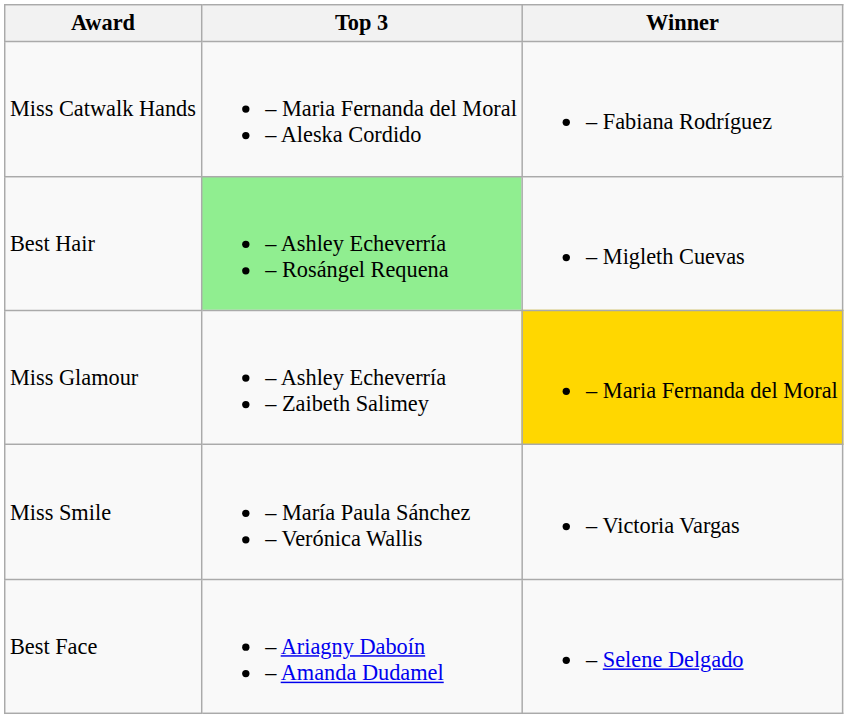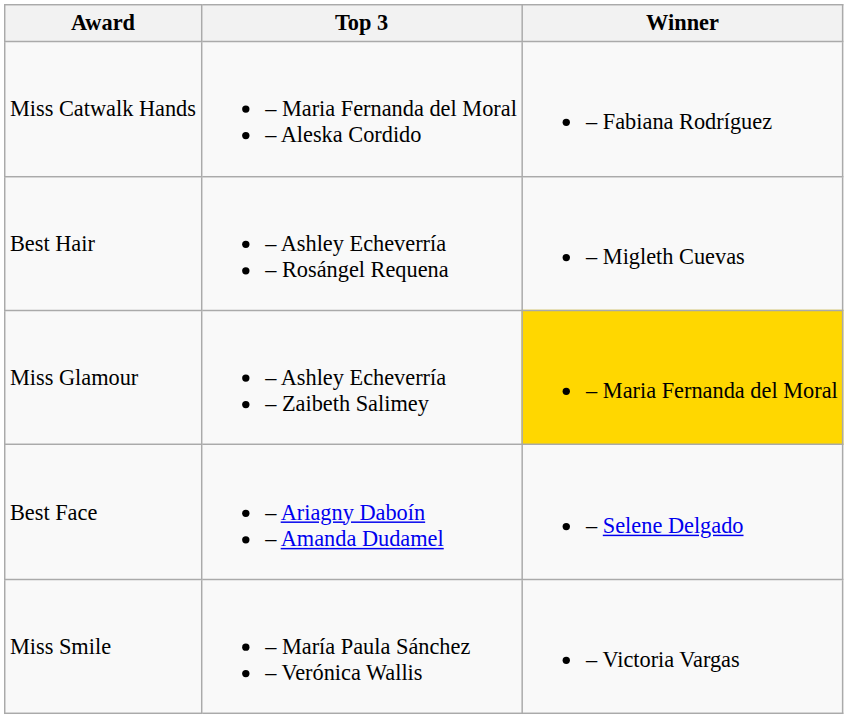(362, 257) lightgreen background -> (362, 257) no background
rows swapped: (60, 511) <-> (54, 646)
